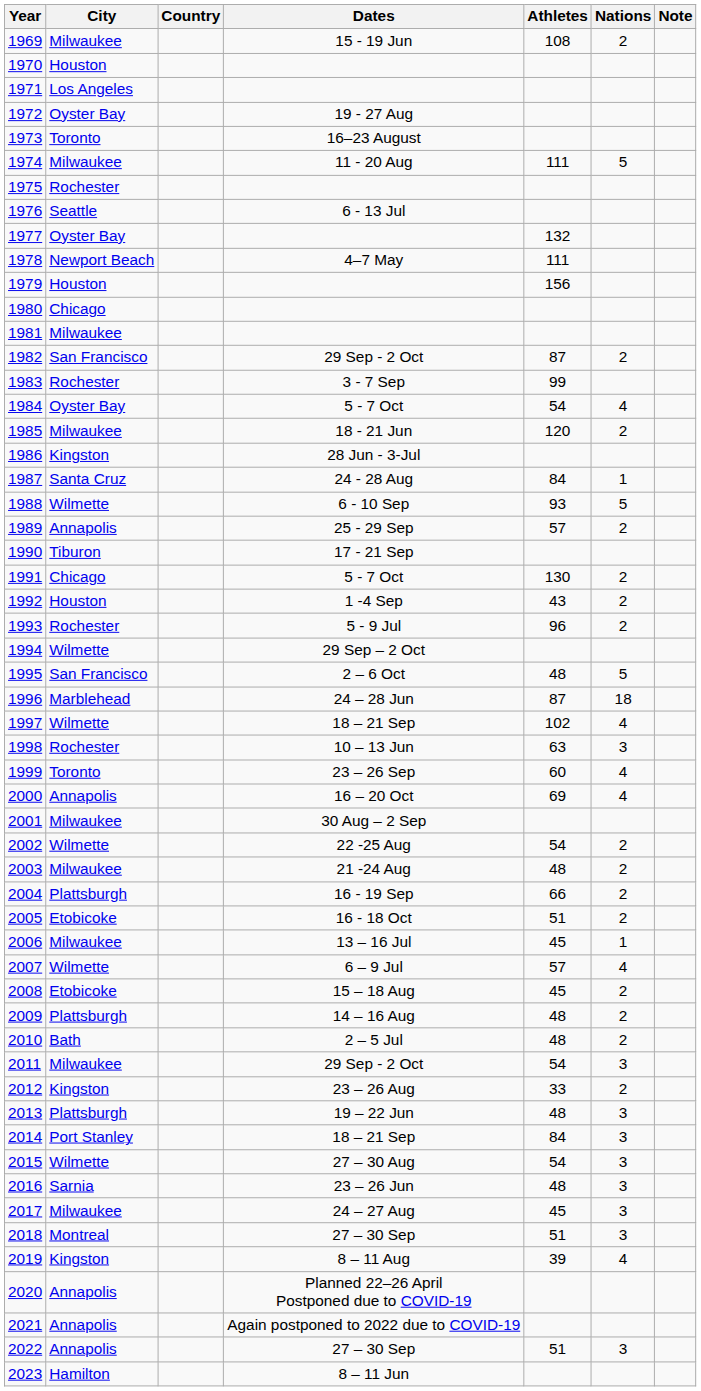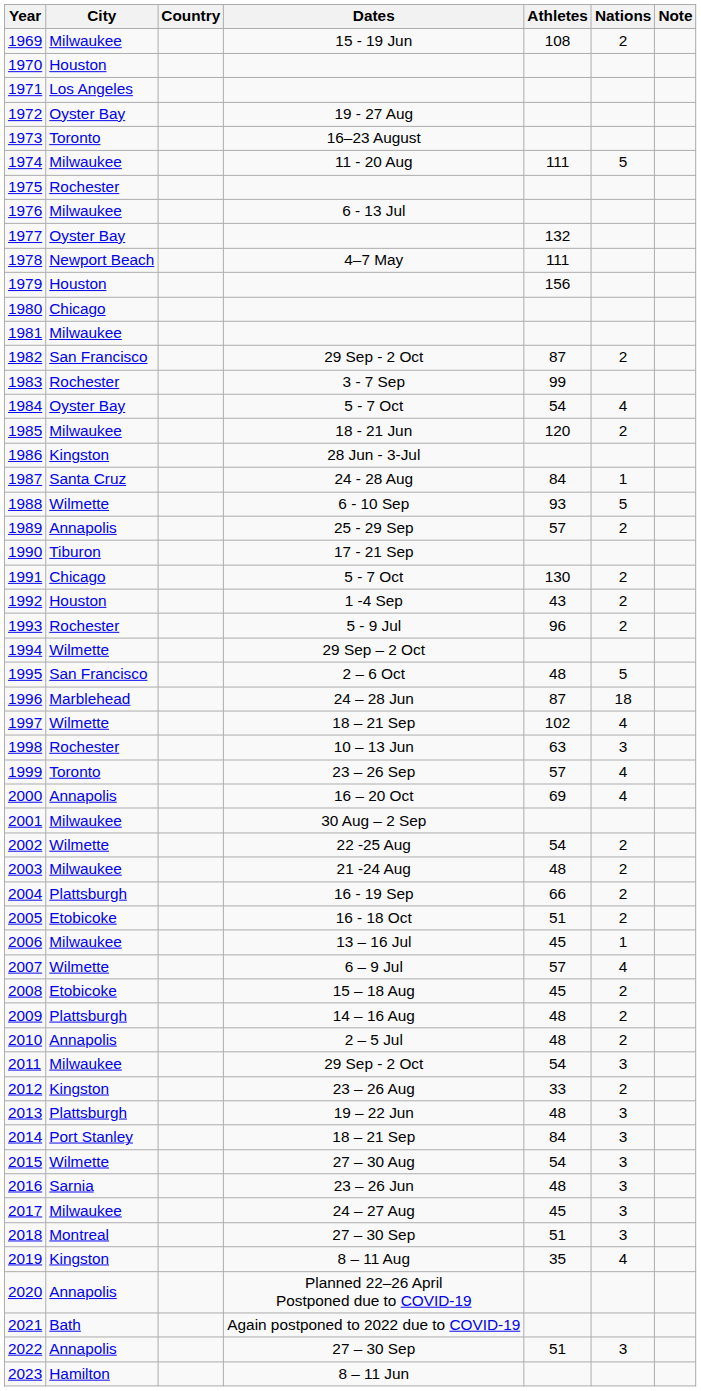(73, 211) Seattle -> (86, 211) Milwaukee
(558, 771) 60 -> (558, 771) 57
(65, 1039) Bath -> (83, 1039) Annapolis
(558, 1259) 39 -> (558, 1259) 35
(83, 1325) Annapolis -> (65, 1325) Bath
